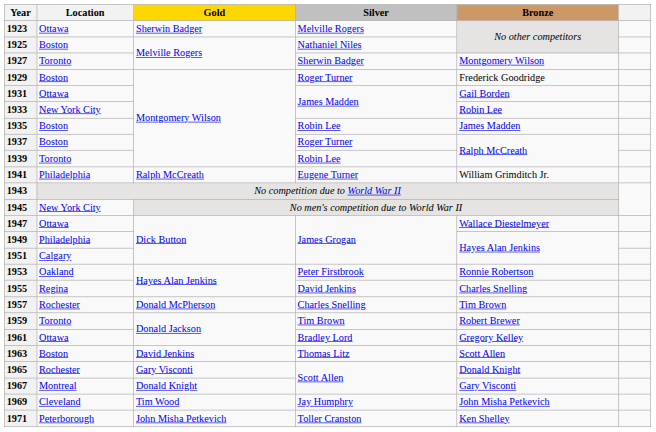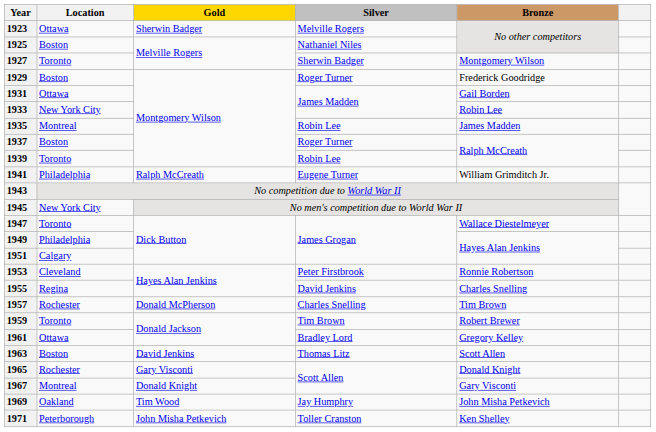(54, 126) Boston -> (58, 126) Montreal
(54, 223) Ottawa -> (55, 223) Toronto
(56, 272) Oakland -> (60, 272) Cleveland
(60, 402) Cleveland -> (56, 402) Oakland
